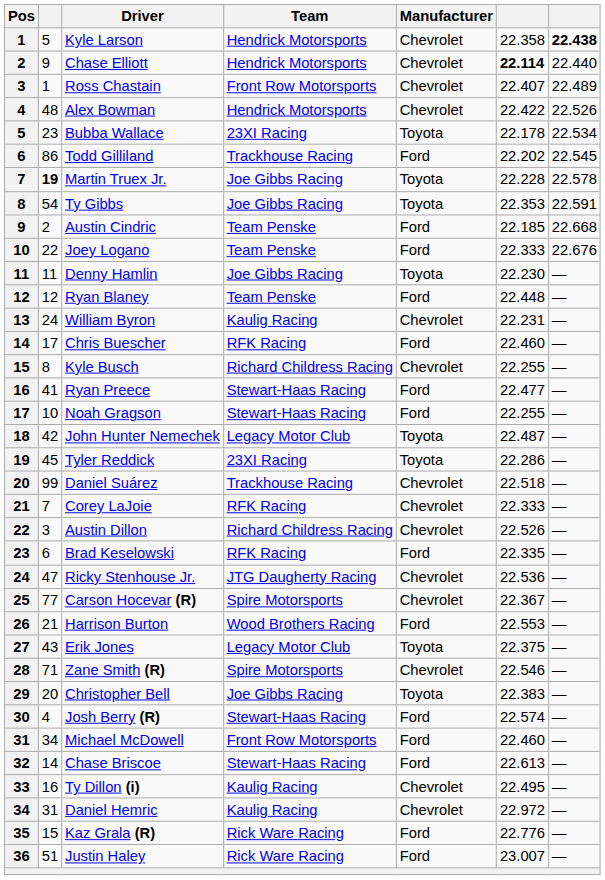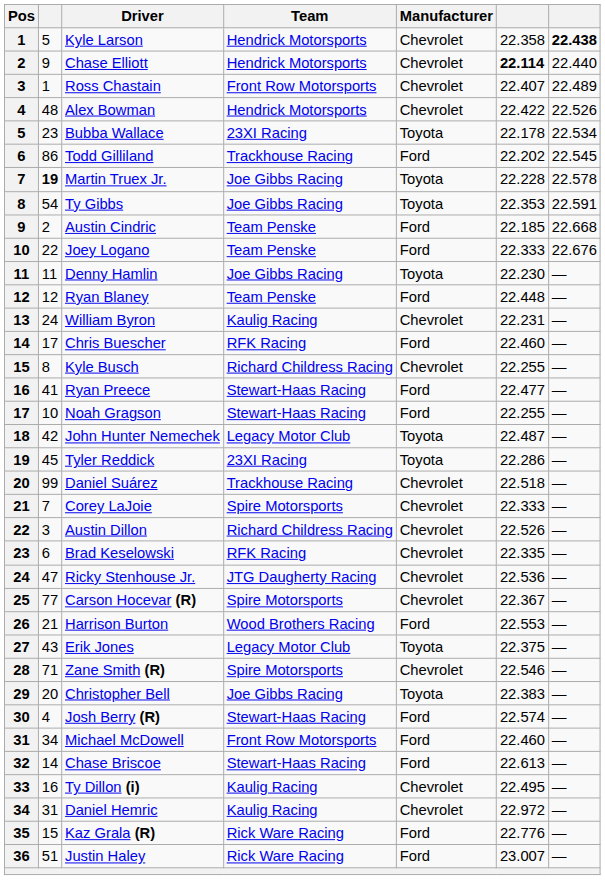(266, 506) RFK Racing -> (285, 506) Spire Motorsports
(415, 553) Ford -> (431, 553) Chevrolet
